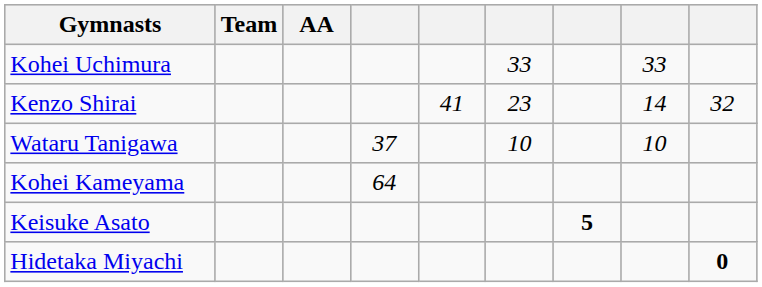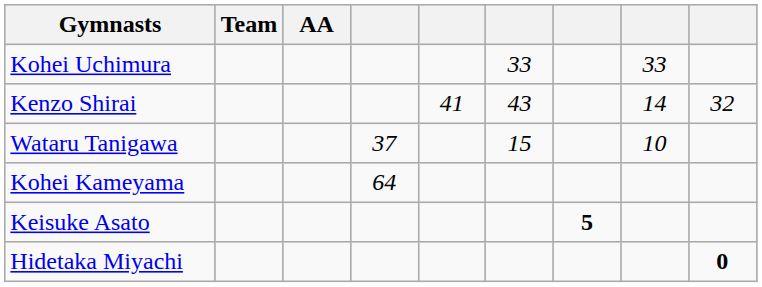(519, 103) 23 -> (519, 103) 43
(519, 143) 10 -> (519, 143) 15
